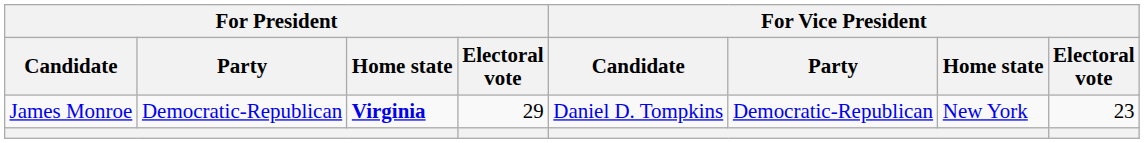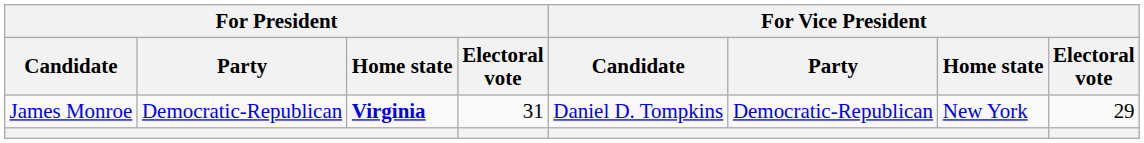(533, 111) 29 -> (533, 111) 31
(1124, 111) 23 -> (1124, 111) 29
